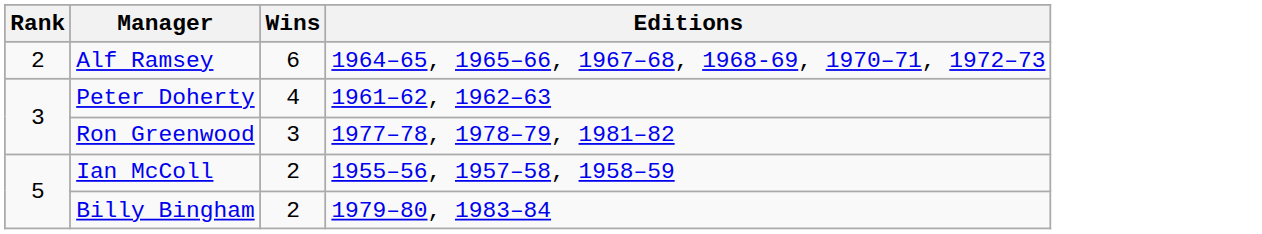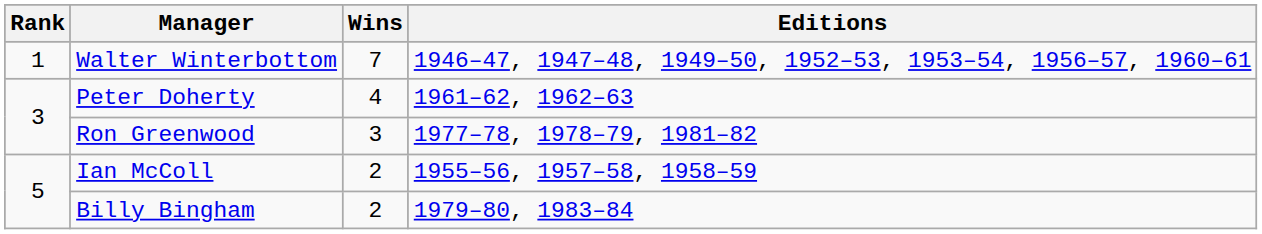+ row: (207, 61)
- row: (145, 61)
